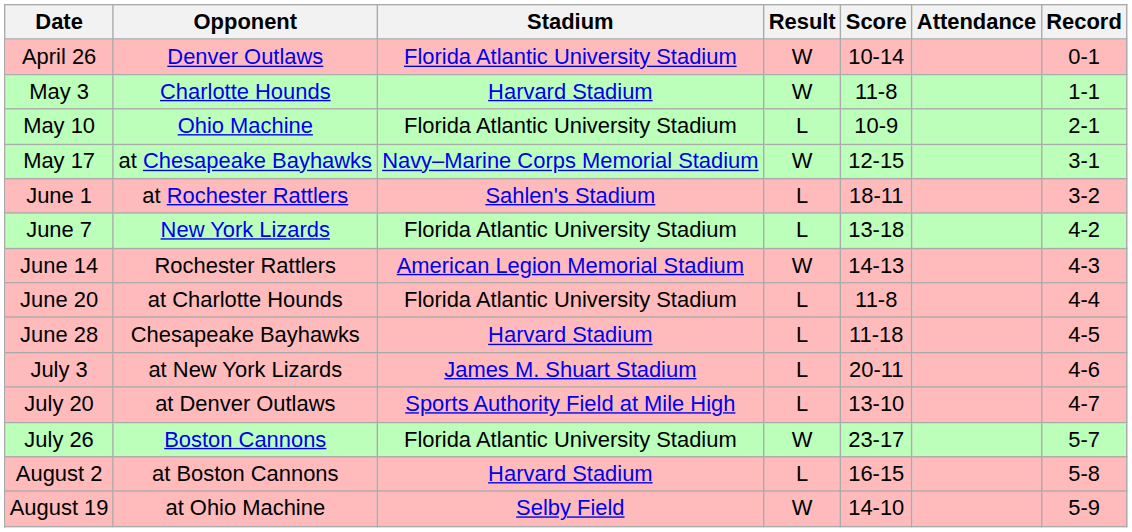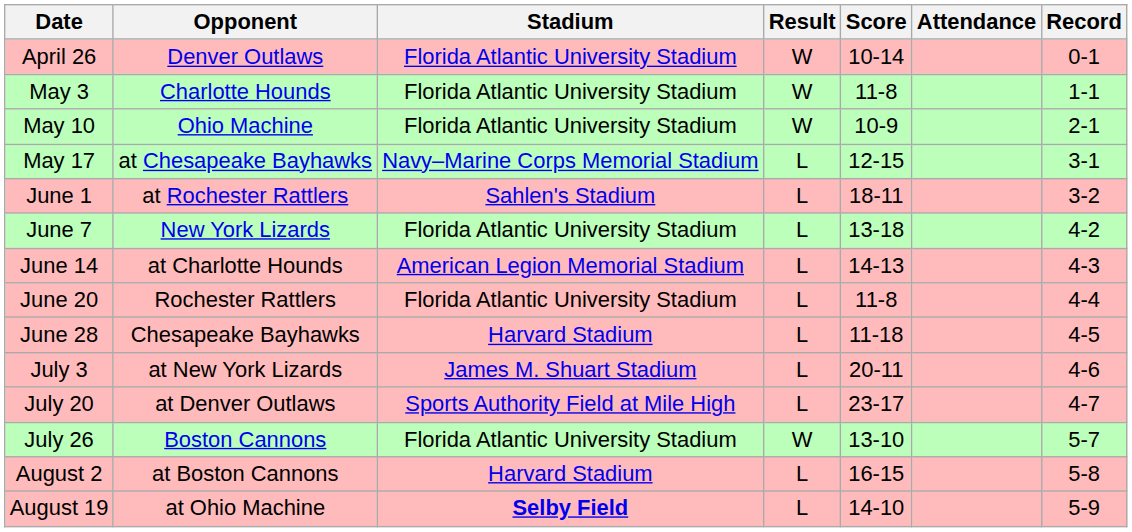(570, 91) Harvard Stadium -> (570, 91) Florida Atlantic University Stadium
(802, 126) L -> (802, 126) W
(802, 160) W -> (802, 160) L
(245, 265) Rochester Rattlers -> (245, 265) at Charlotte Hounds
(802, 265) W -> (802, 265) L
(245, 299) at Charlotte Hounds -> (245, 299) Rochester Rattlers
(876, 404) 13-10 -> (876, 404) 23-17
(876, 439) 23-17 -> (876, 439) 13-10
(570, 508) normal -> (570, 508) bold
(802, 508) W -> (802, 508) L
